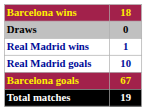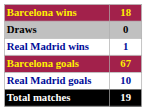rows swapped: (43, 81) <-> (49, 64)
